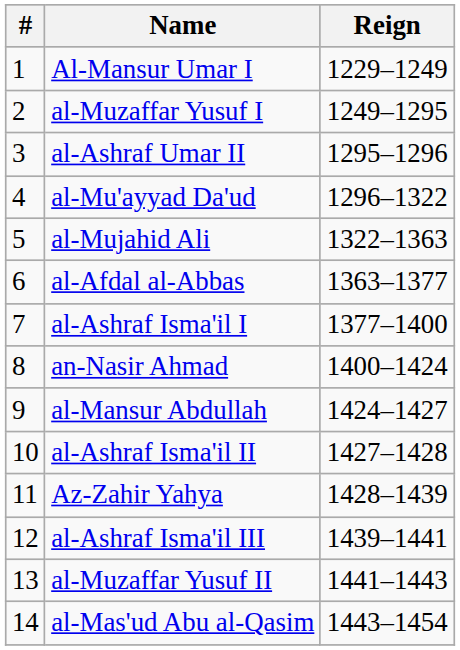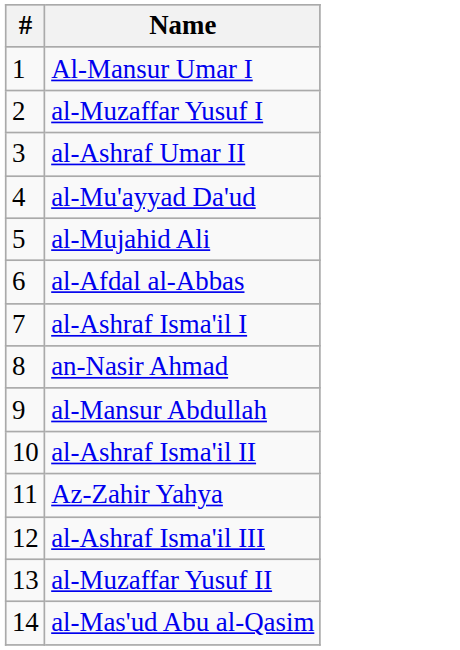- column: (387, 25)
